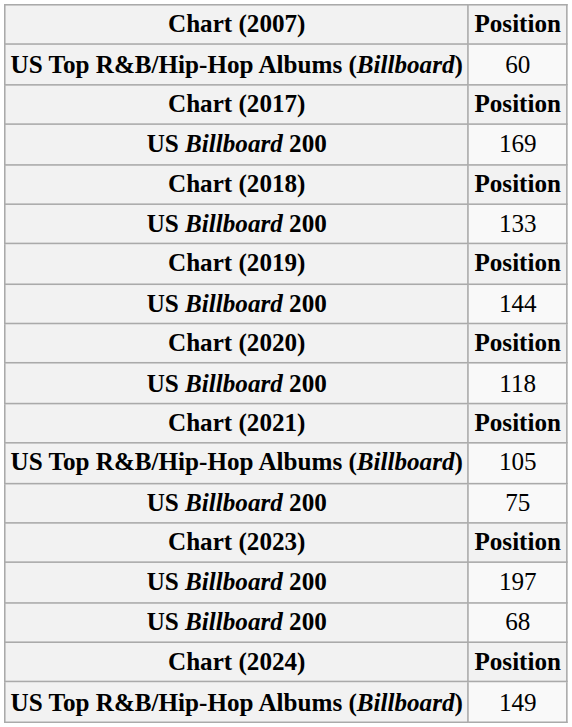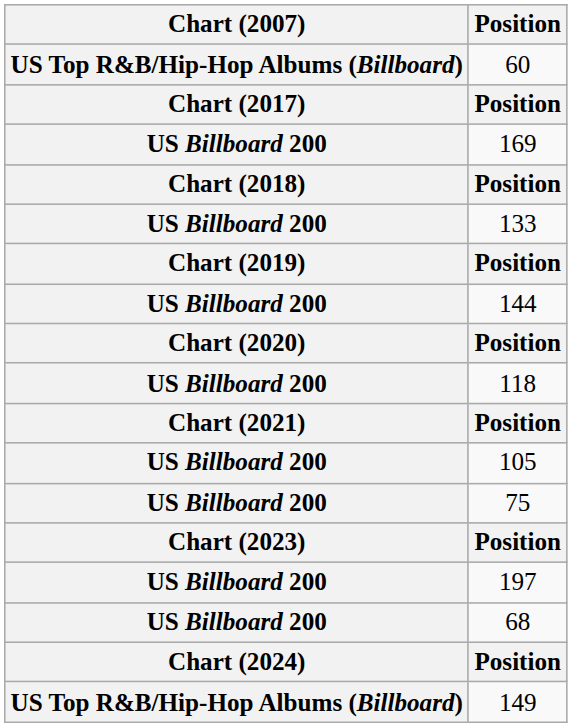(237, 462) US Top R&B/Hip-Hop Albums (Billboard) -> (237, 462) US Billboard 200
